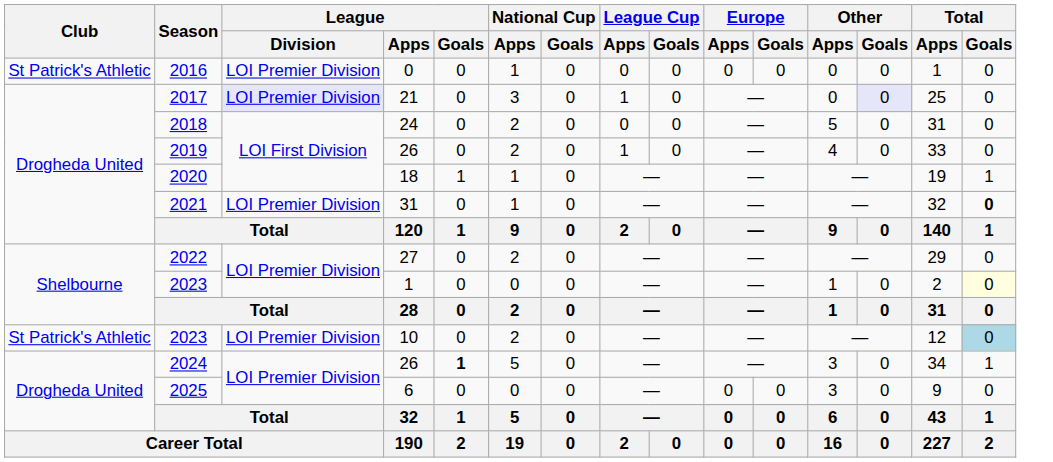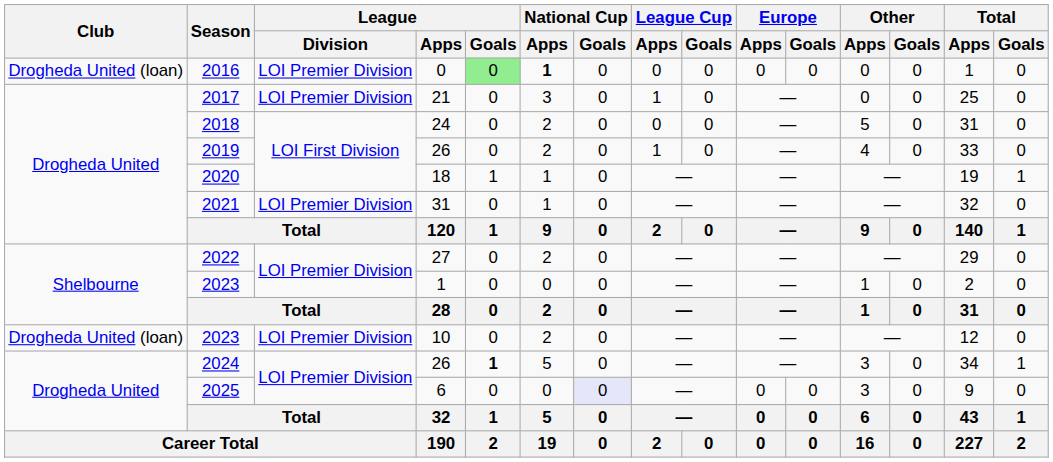(80, 71) St Patrick's Athletic -> (96, 71) Drogheda United (loan)
(461, 71) no background -> (493, 71) lightgreen background
(515, 71) normal -> (547, 71) bold
(303, 97) lavender background -> (335, 97) no background
(885, 97) lavender background -> (917, 97) no background
(989, 204) bold -> (1021, 204) normal
(989, 284) lightyellow background -> (1021, 284) no background
(80, 337) St Patrick's Athletic -> (96, 337) Drogheda United (loan)
(989, 337) lightblue background -> (1021, 337) no background
(570, 390) no background -> (603, 390) lavender background
